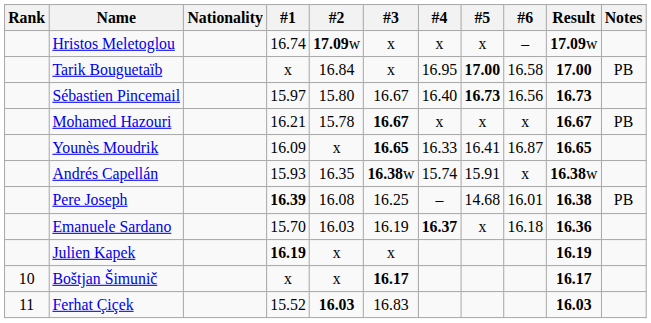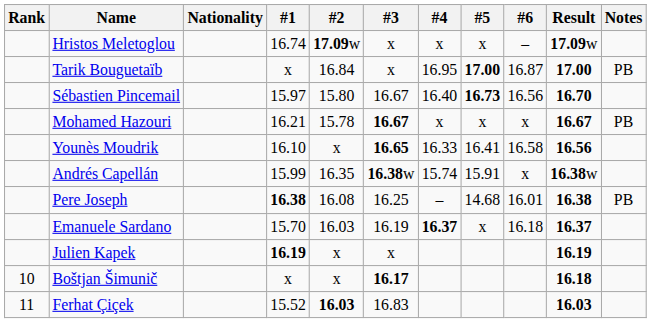(525, 69) 16.58 -> (525, 69) 16.87
(574, 95) 16.73 -> (574, 95) 16.70
(288, 148) 16.09 -> (288, 148) 16.10
(525, 148) 16.87 -> (525, 148) 16.58
(574, 148) 16.65 -> (574, 148) 16.56
(288, 174) 15.93 -> (288, 174) 15.99
(288, 200) 16.39 -> (288, 200) 16.38
(574, 226) 16.36 -> (574, 226) 16.37
(574, 278) 16.17 -> (574, 278) 16.18
